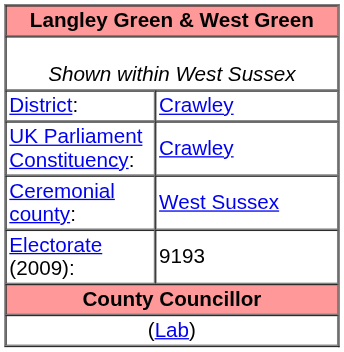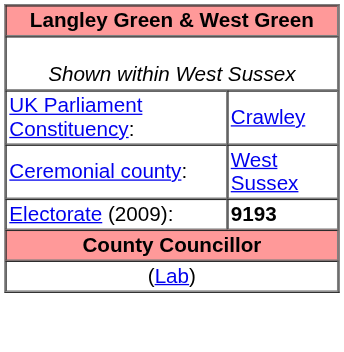- row: (44, 105)
(182, 256) normal -> (254, 214) bold
